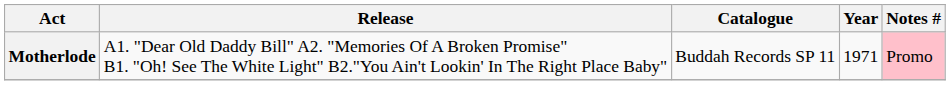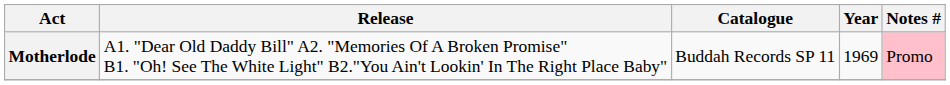(861, 55) 1971 -> (861, 55) 1969
